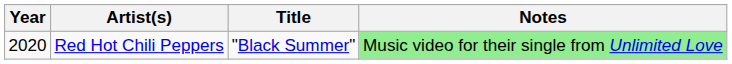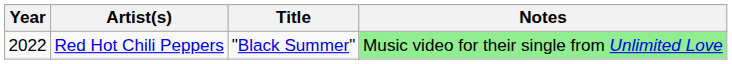(28, 45) 2020 -> (28, 45) 2022
